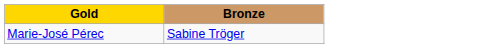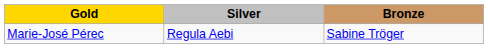+ column: (244, 14)
